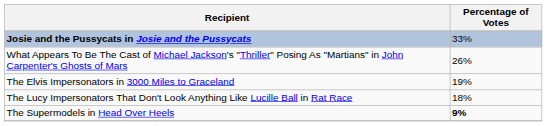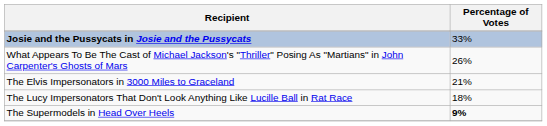(462, 81) 19% -> (462, 81) 21%
